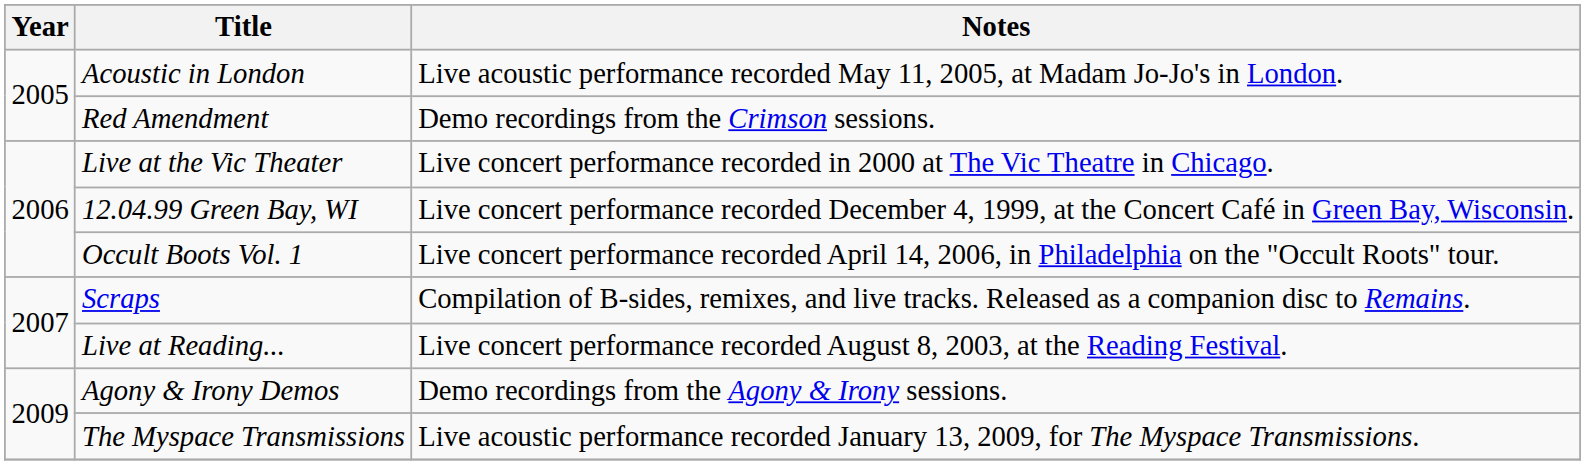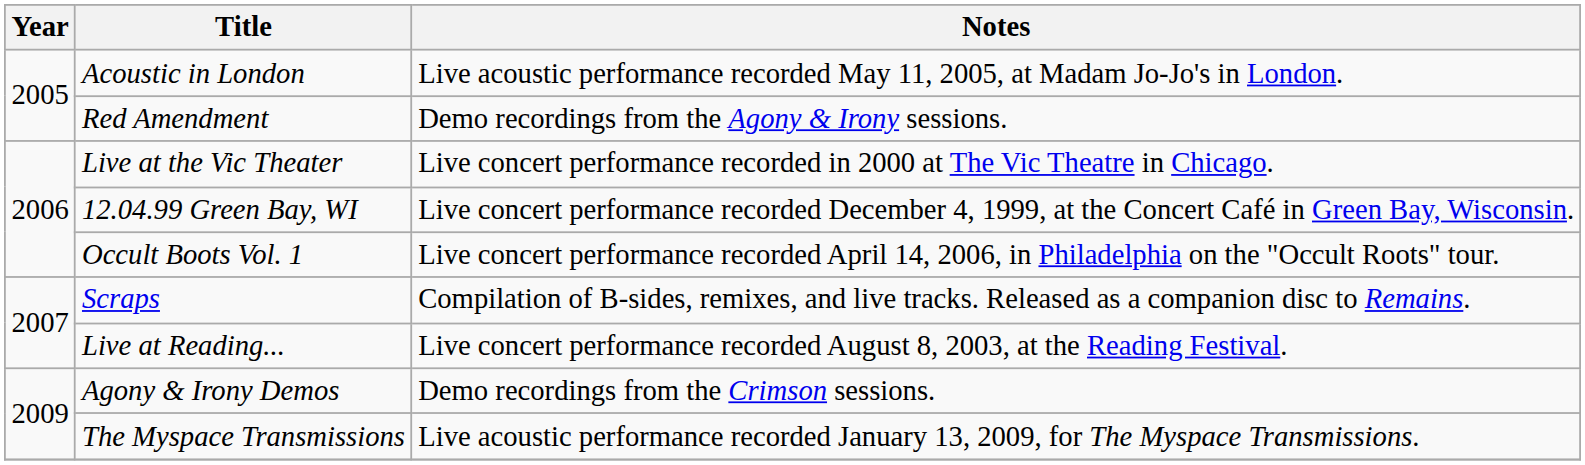(677, 118) Demo recordings from the Crimson sessions. -> (713, 118) Demo recordings from the Agony & Irony sessions.
(713, 390) Demo recordings from the Agony & Irony sessions. -> (677, 390) Demo recordings from the Crimson sessions.
